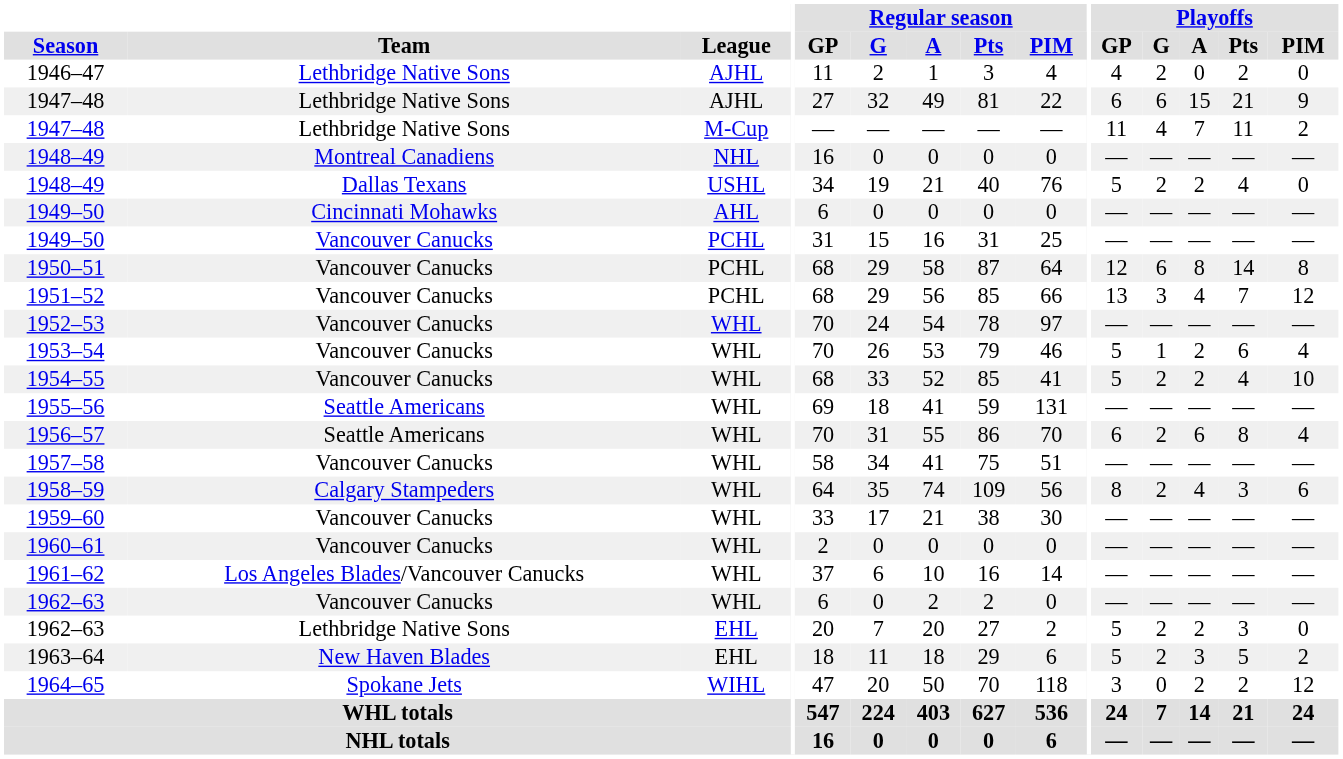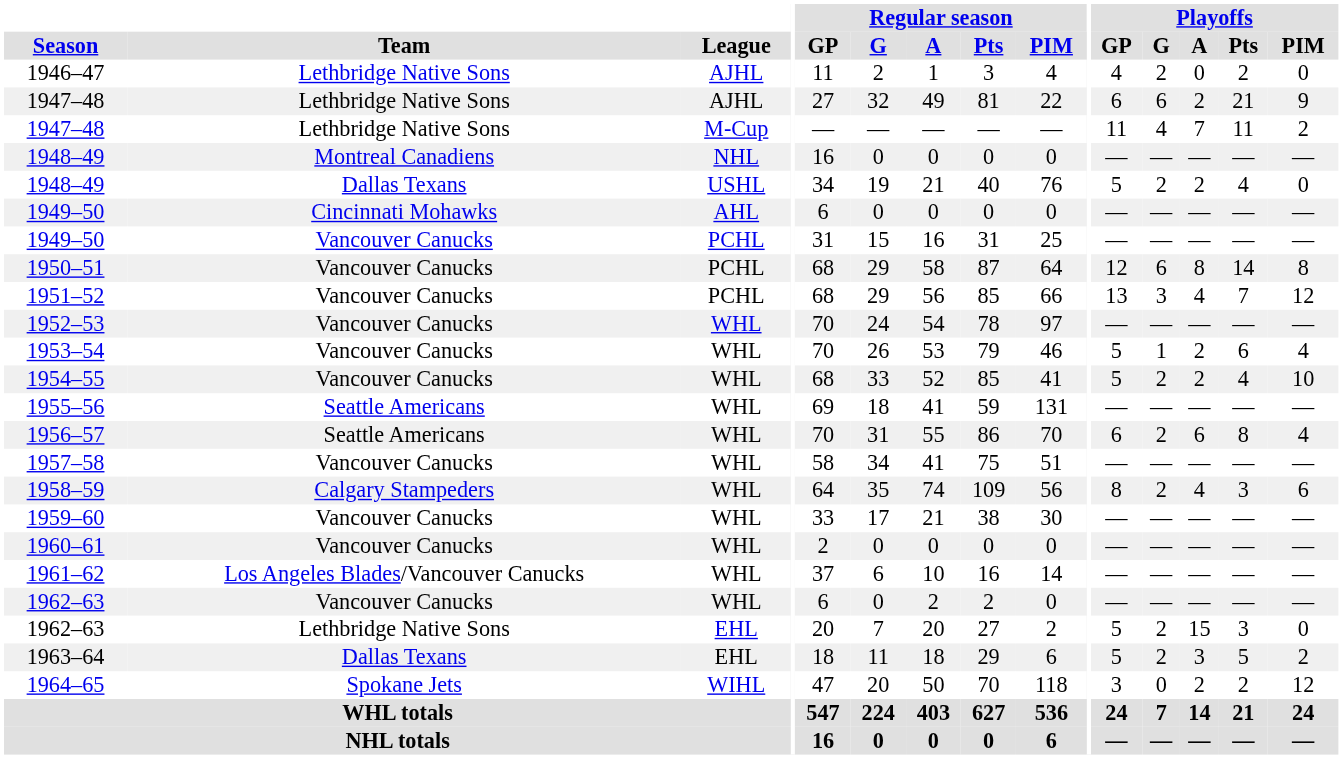(1199, 101) 15 -> (1199, 101) 2
(1199, 629) 2 -> (1199, 629) 15
(404, 657) New Haven Blades -> (404, 657) Dallas Texans
